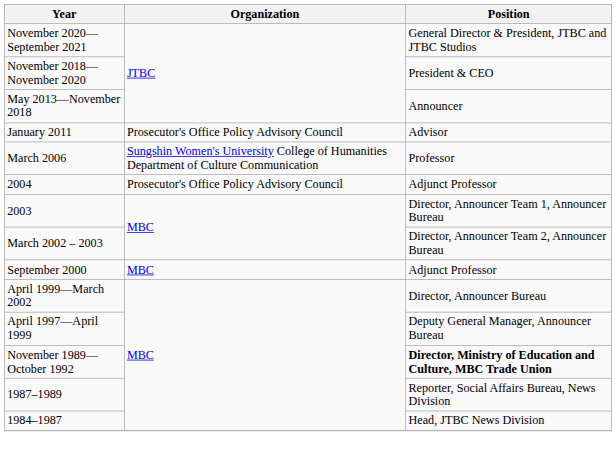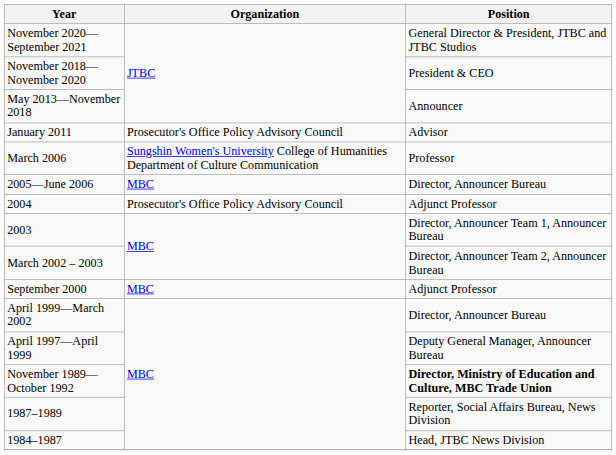+ row: (50, 184)
